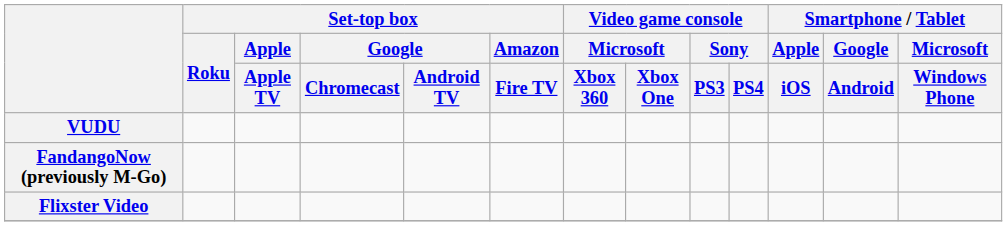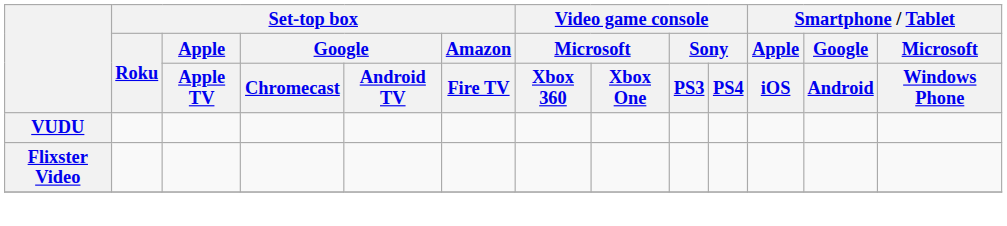- row: (94, 166)
